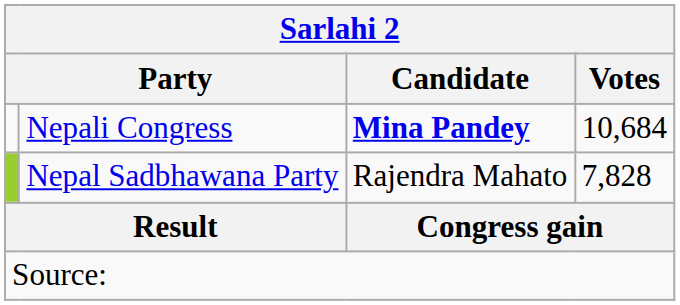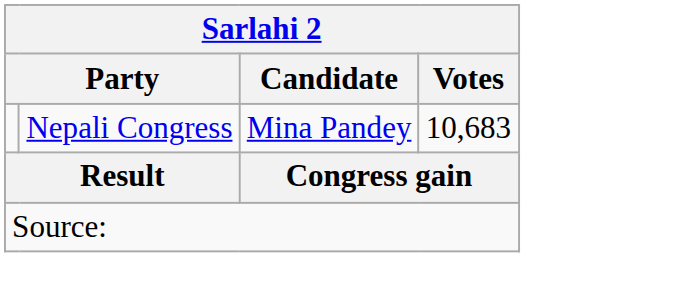(441, 127) bold -> (329, 127) normal
(624, 127) 10,684 -> (468, 127) 10,683
- row: (182, 176)
